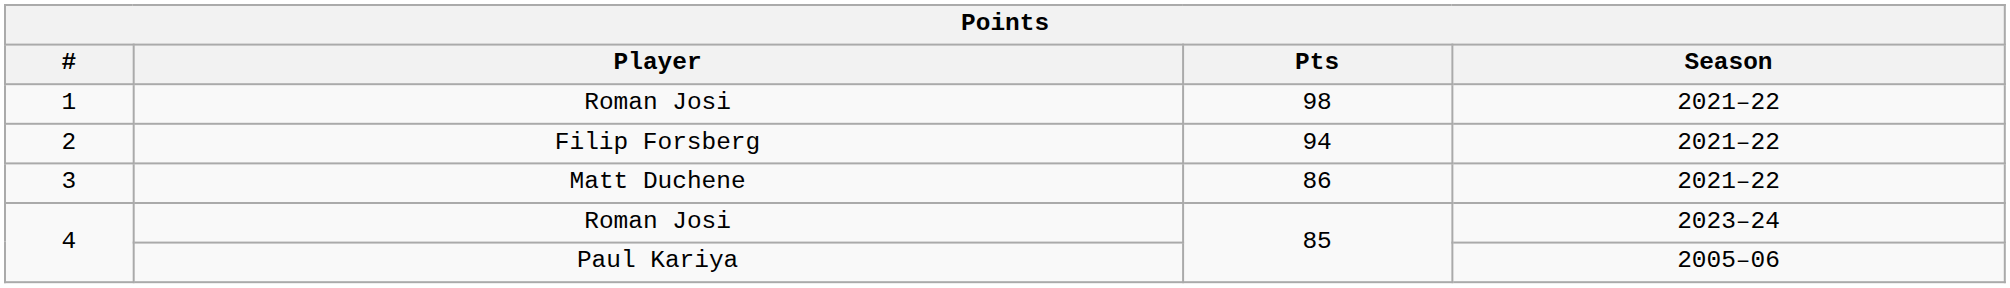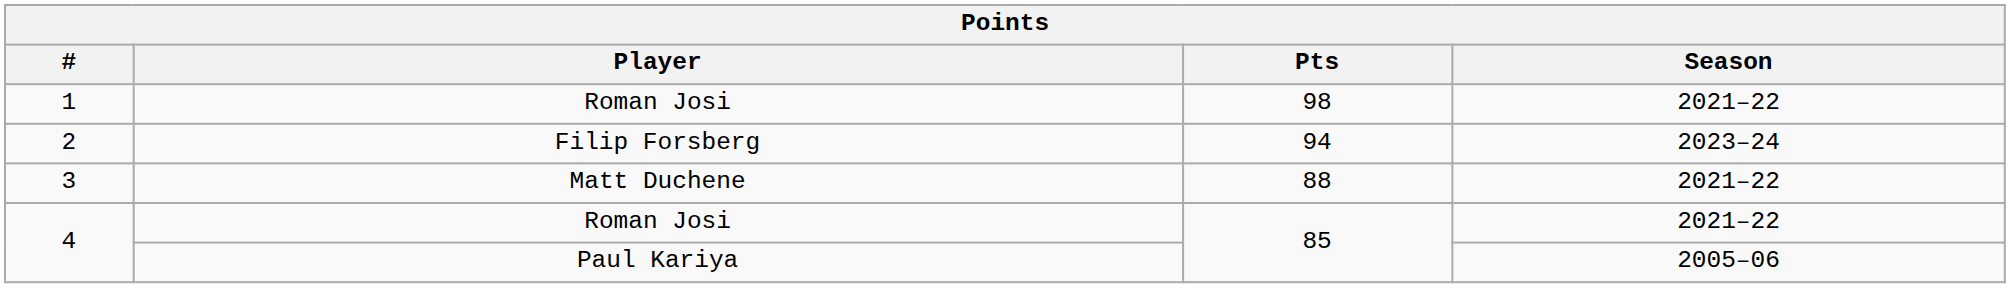(1729, 144) 2021–22 -> (1729, 144) 2023–24
(1317, 183) 86 -> (1317, 183) 88
(1729, 222) 2023–24 -> (1729, 222) 2021–22
